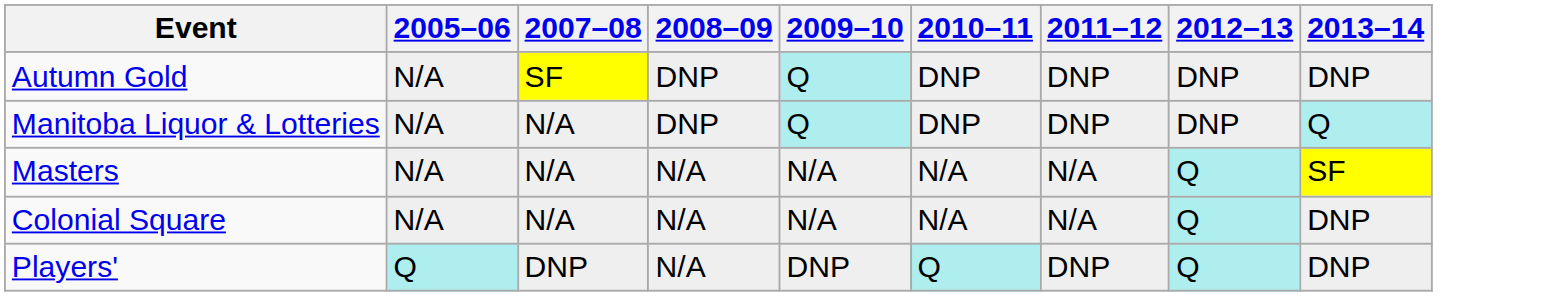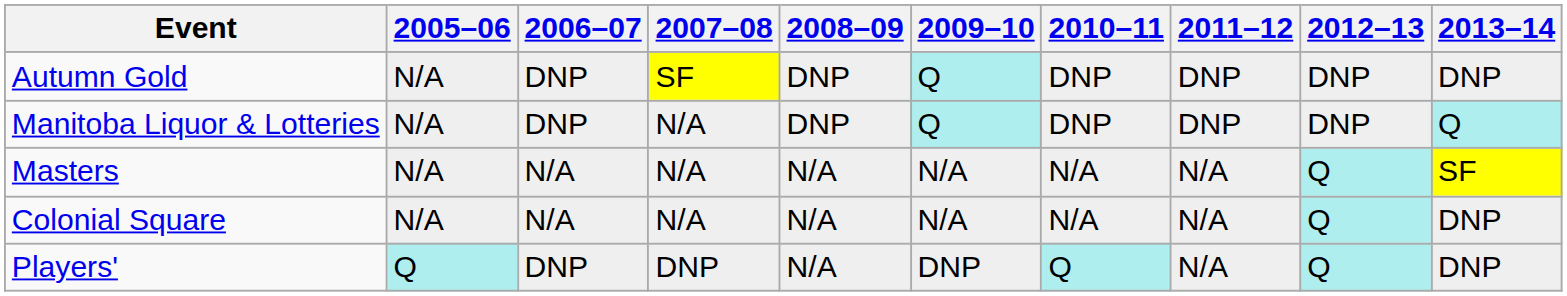+ column: (583, 28)
(1079, 266) DNP -> (1203, 266) N/A
